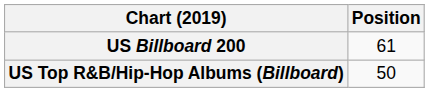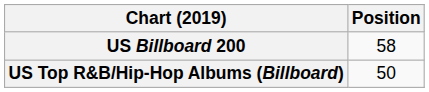(386, 45) 61 -> (386, 45) 58
